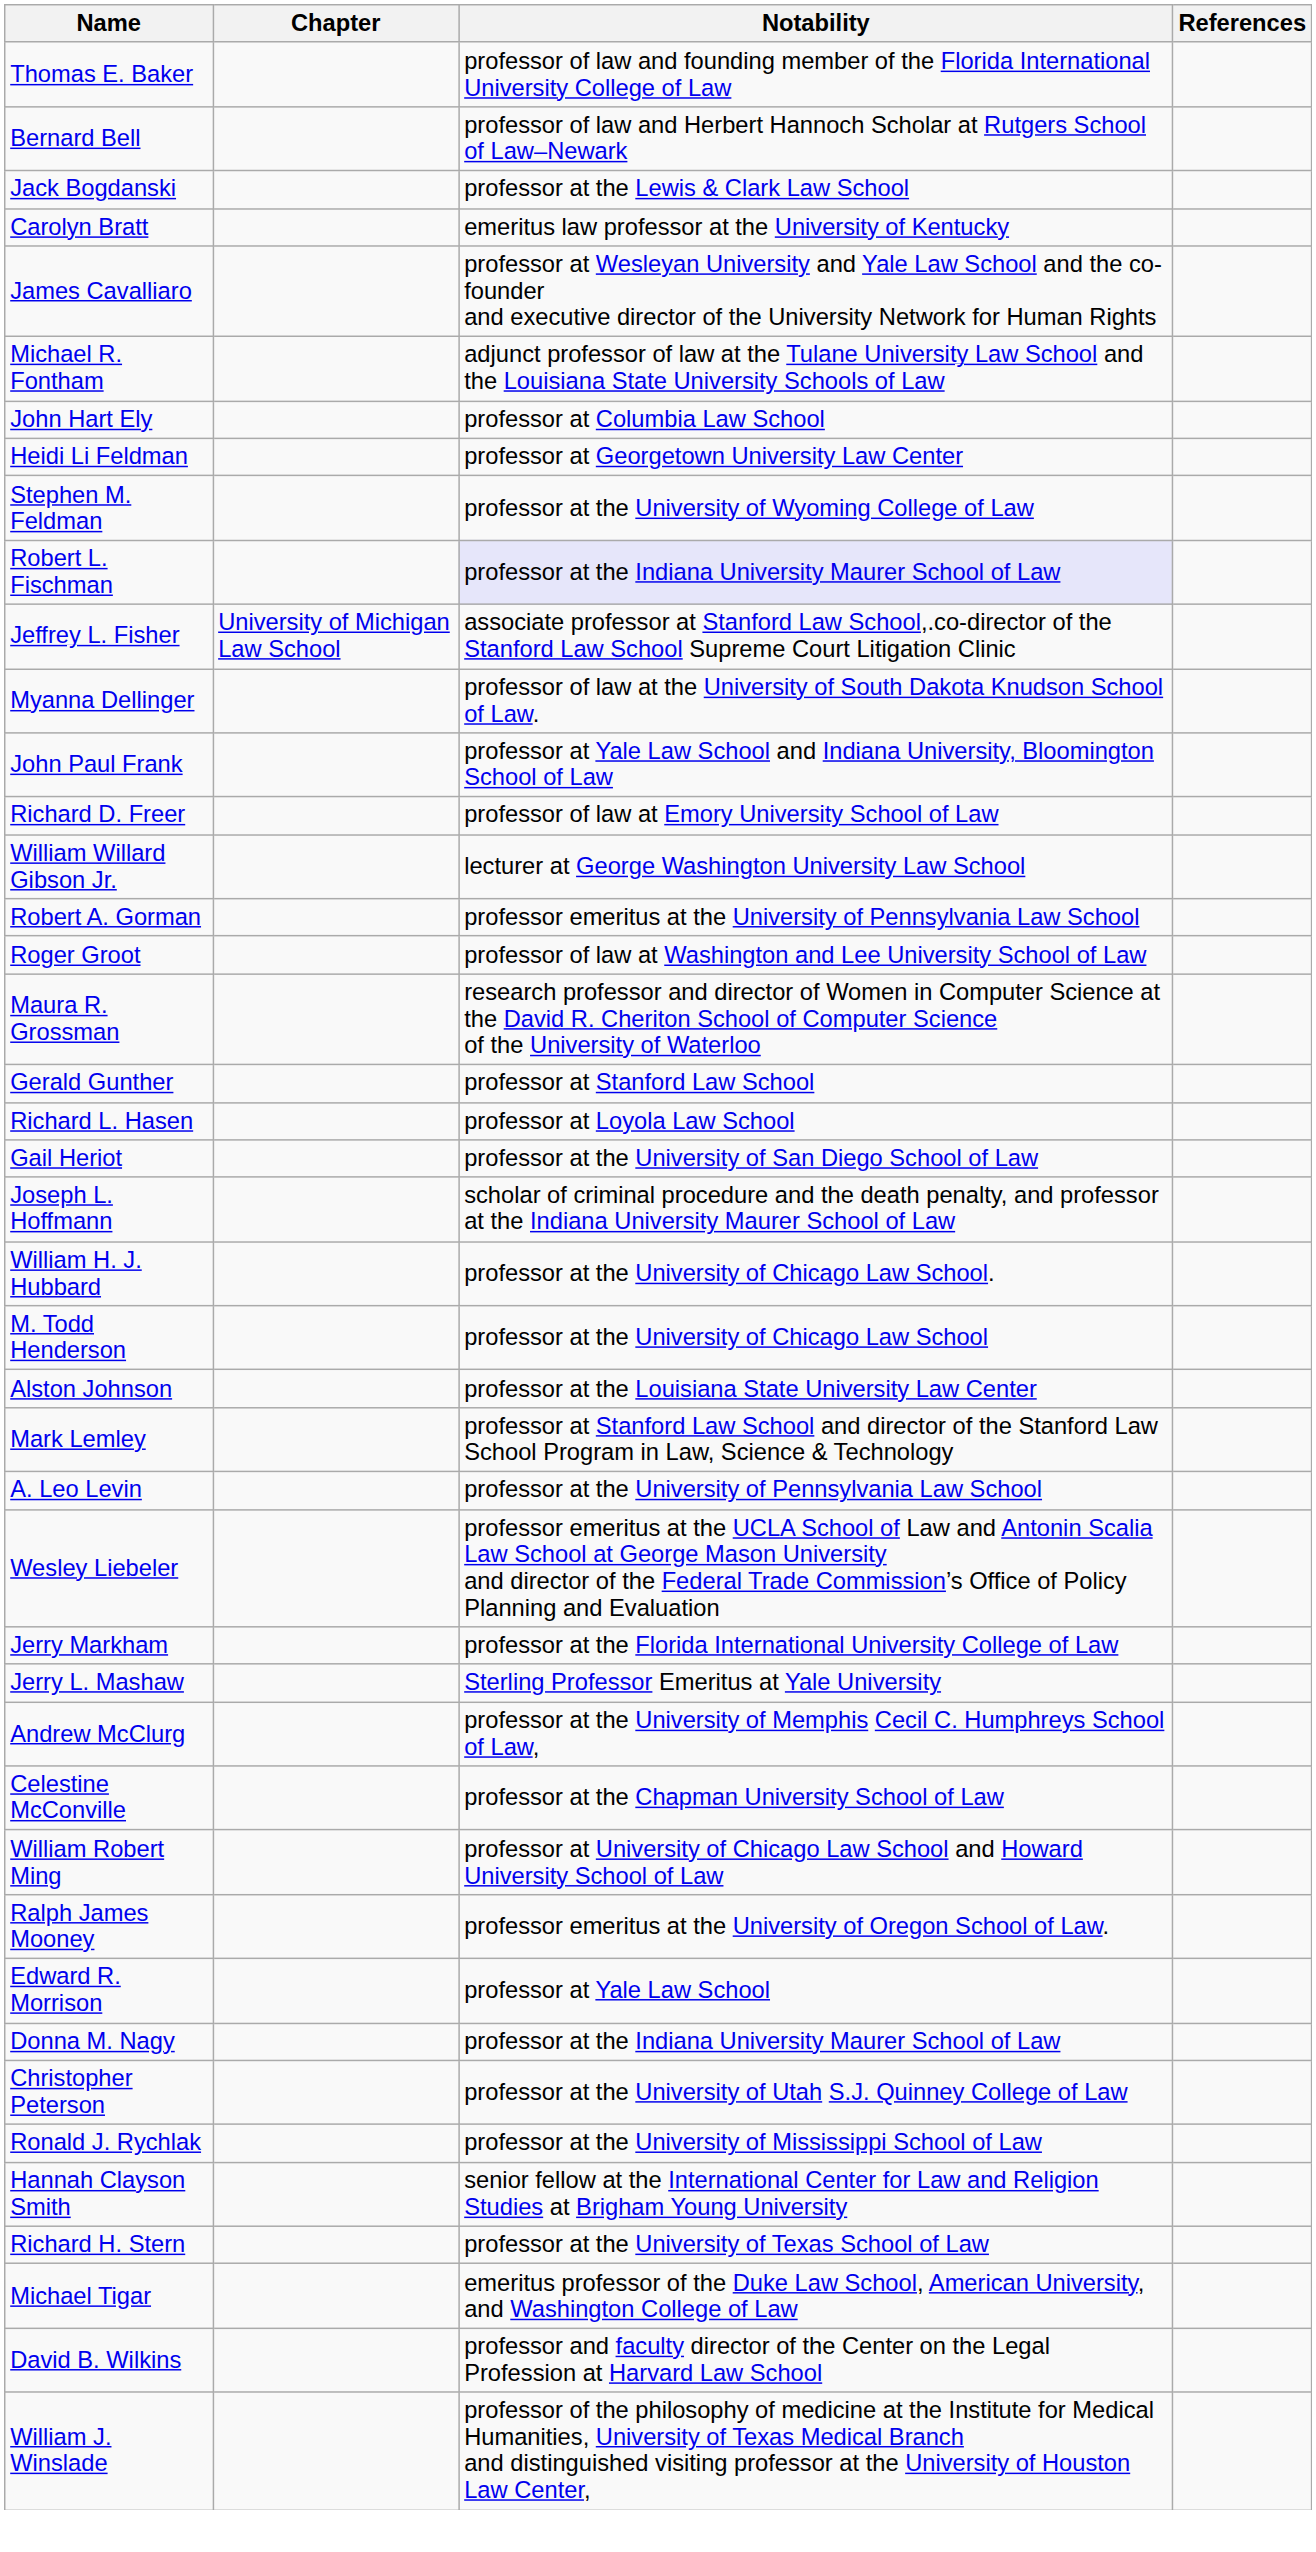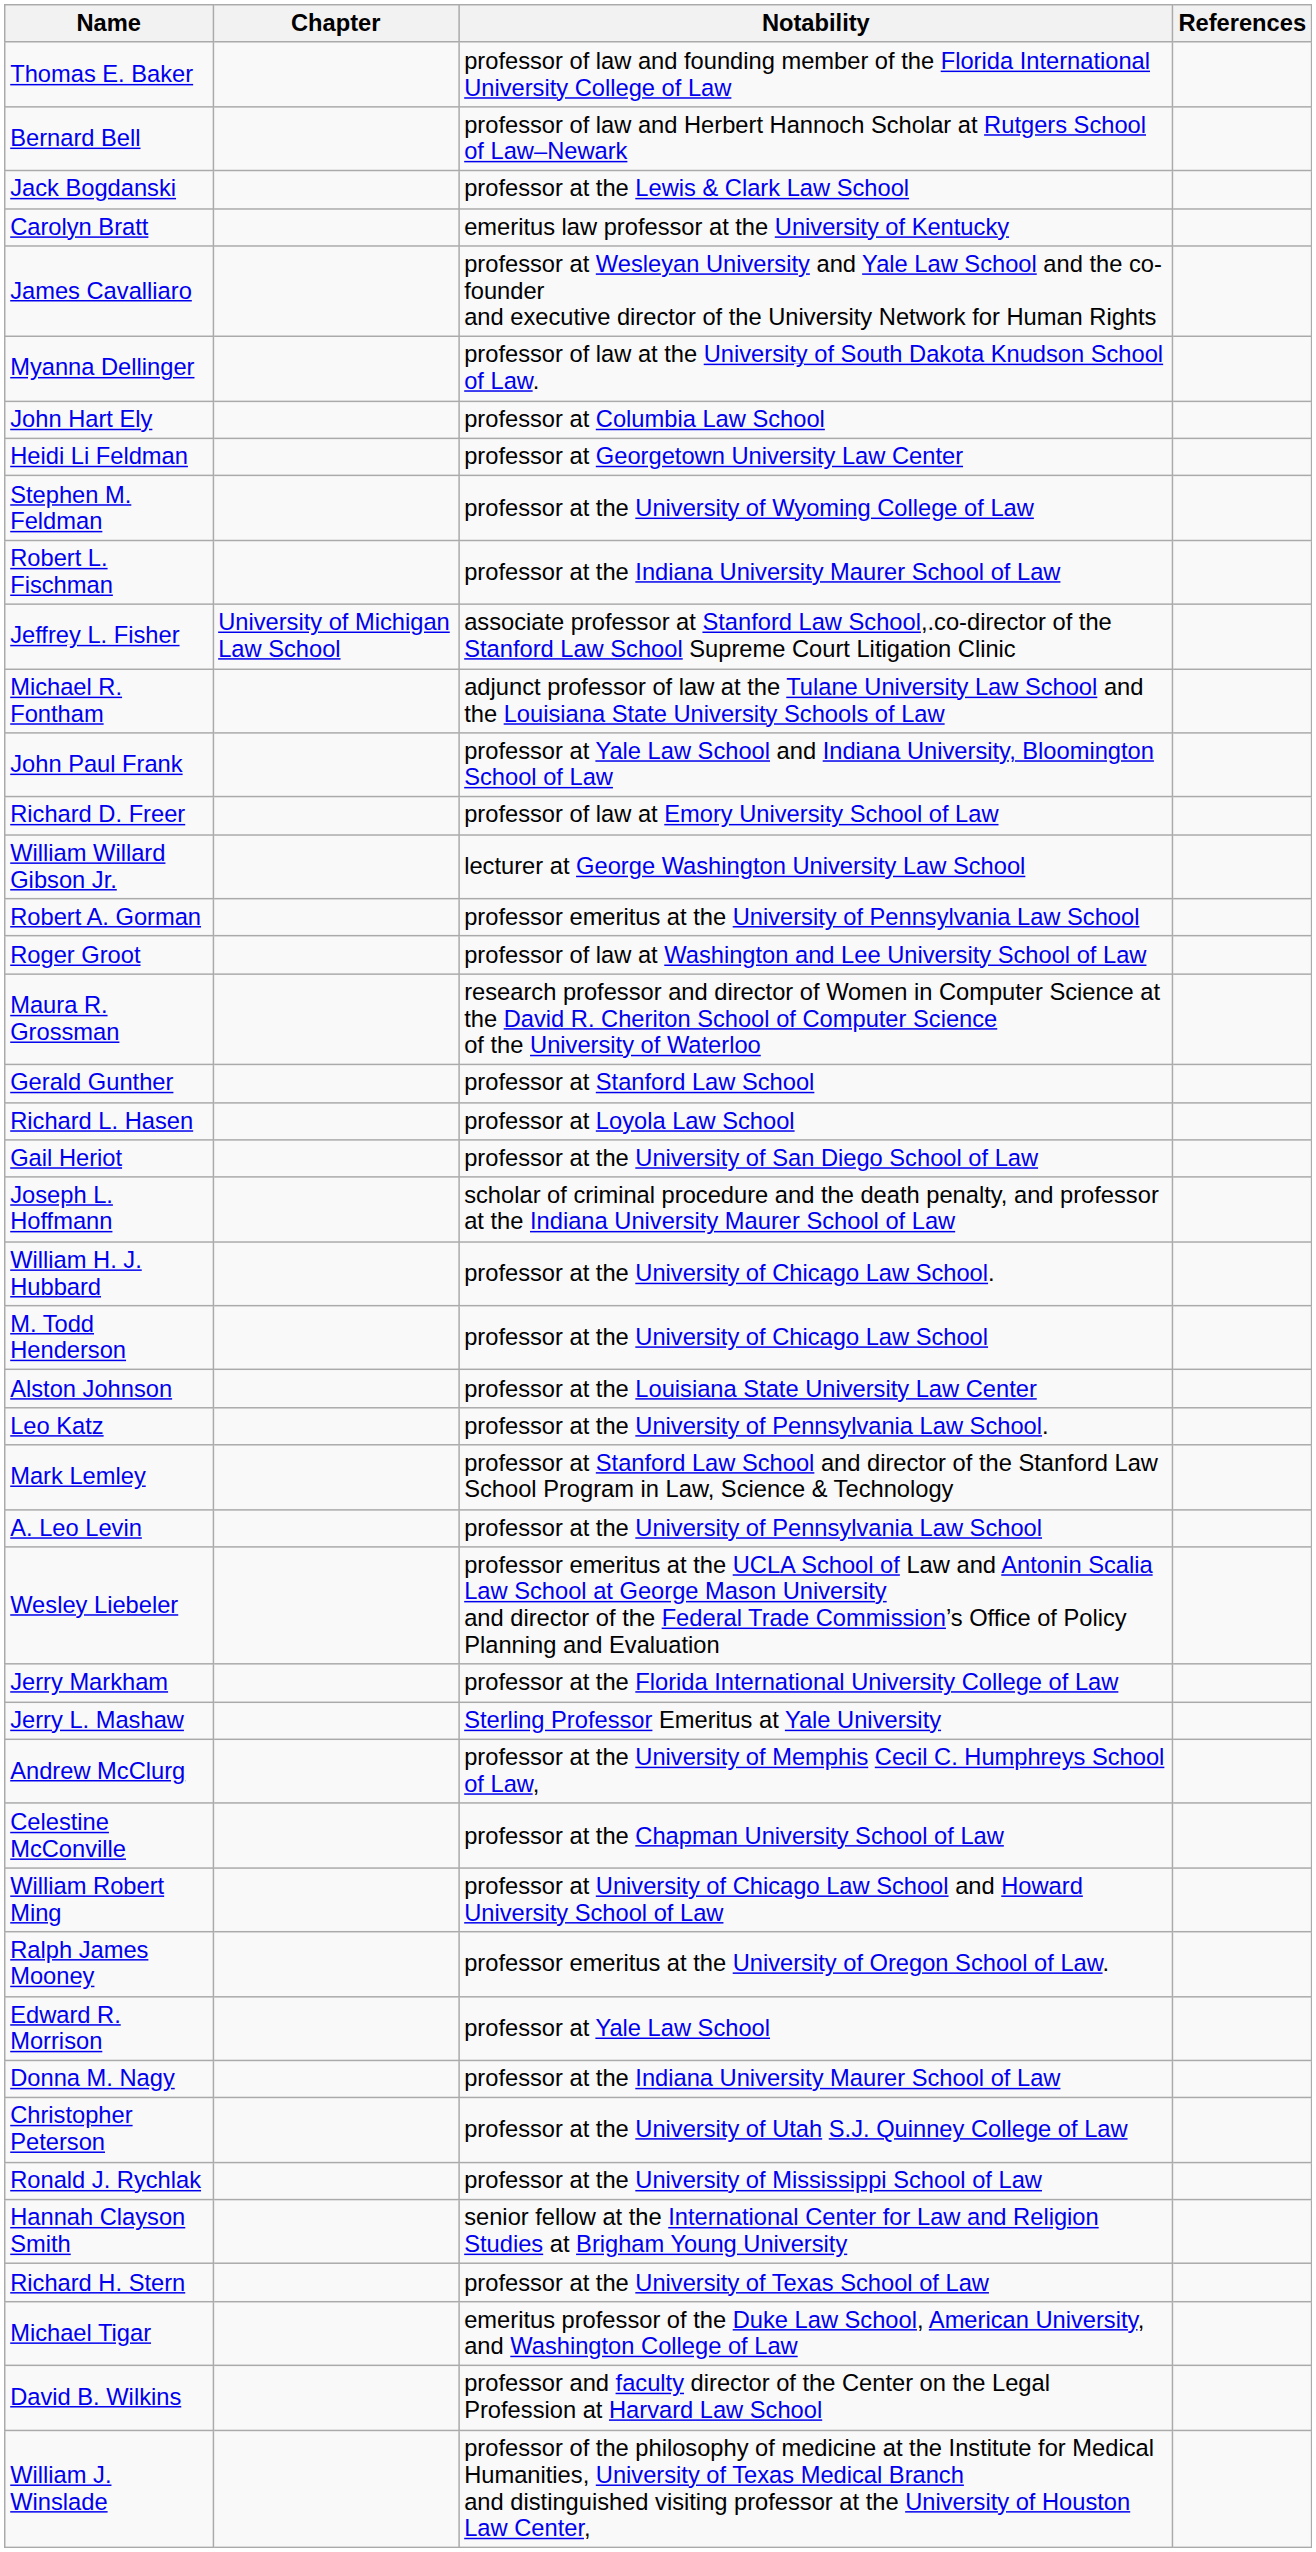rows swapped: (102, 700) <-> (66, 368)
(762, 571) lavender background -> (762, 571) no background
+ row: (57, 1425)
